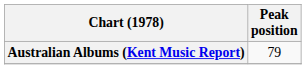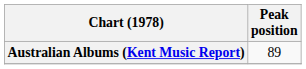(274, 52) 79 -> (274, 52) 89
